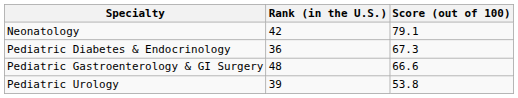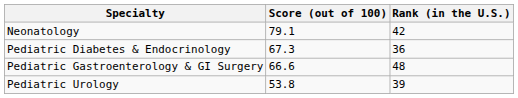columns swapped: (328, 13) <-> (451, 13)
